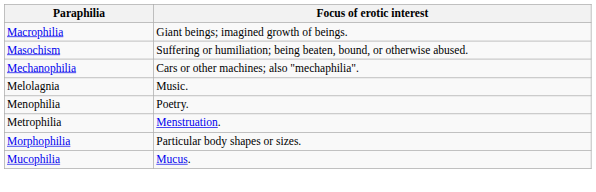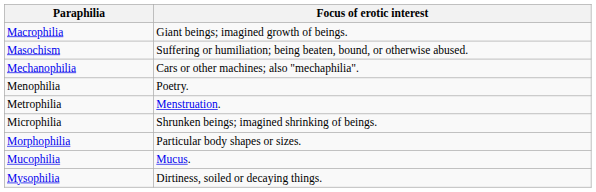- row: (33, 86)
+ row: (34, 123)
+ row: (33, 178)
